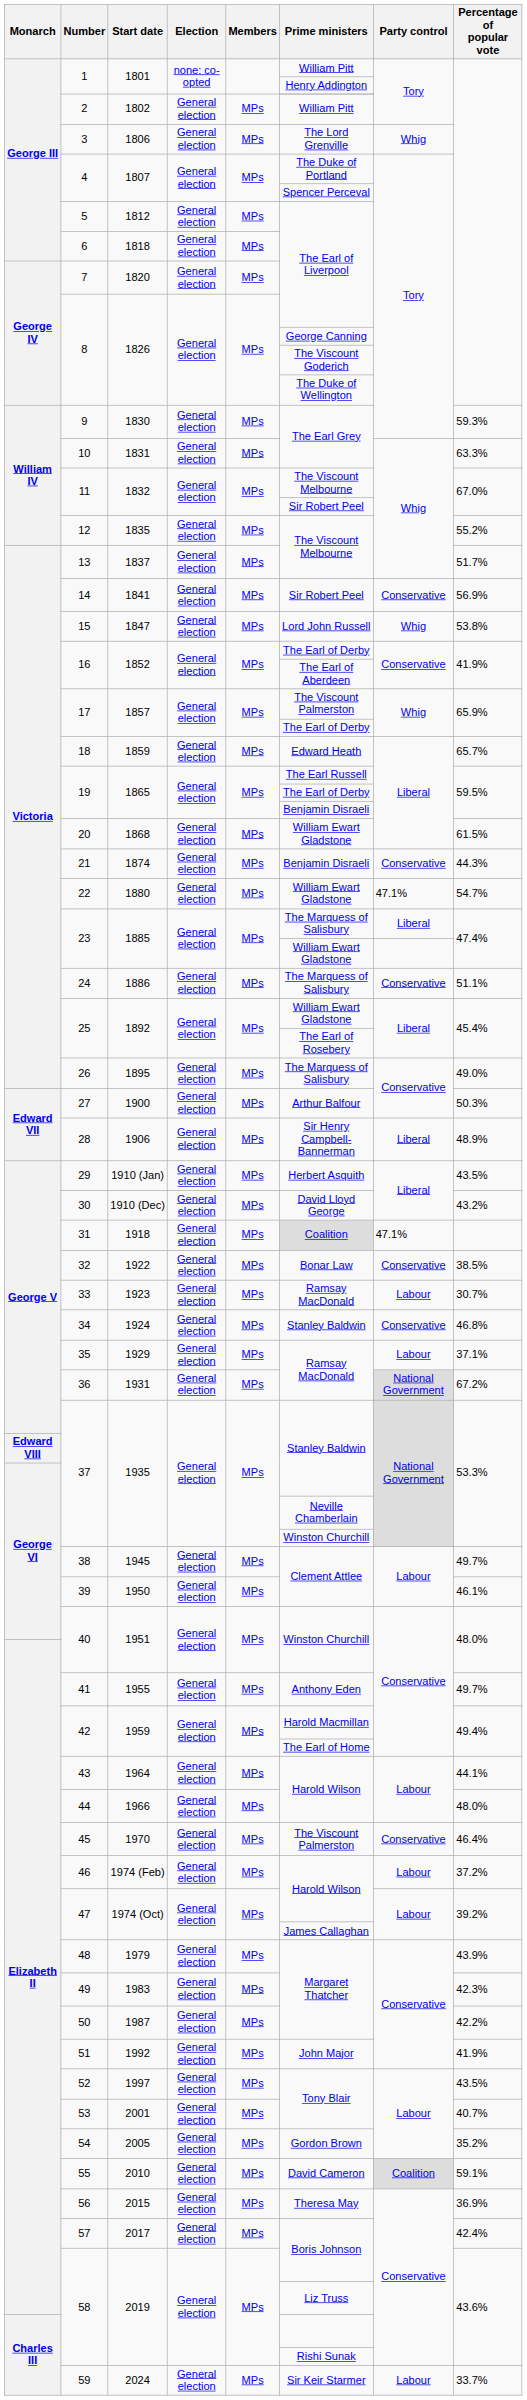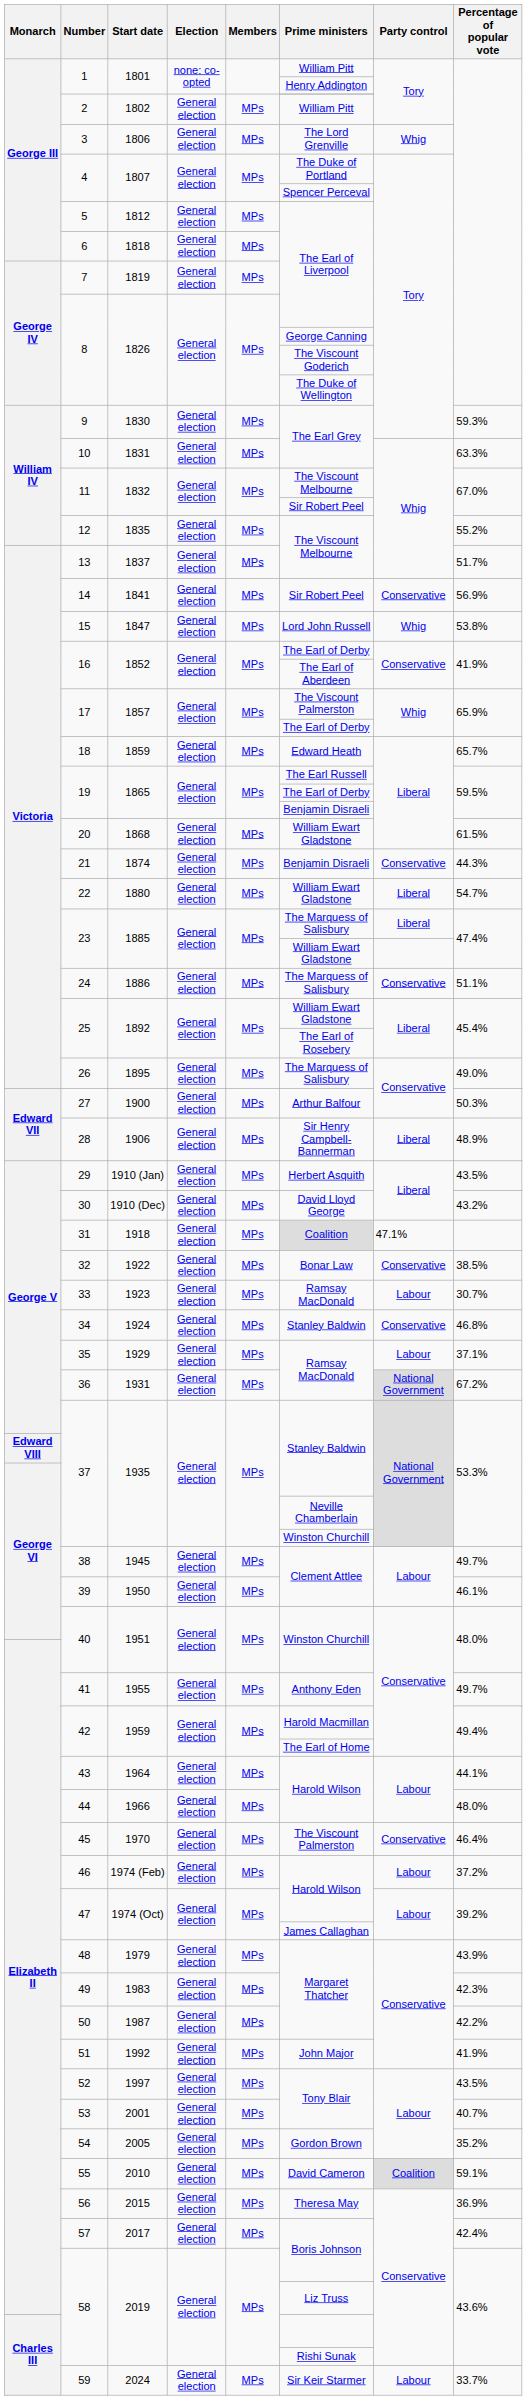(138, 277) 1820 -> (138, 277) 1819
(391, 893) 47.1% -> (413, 893) Liberal
